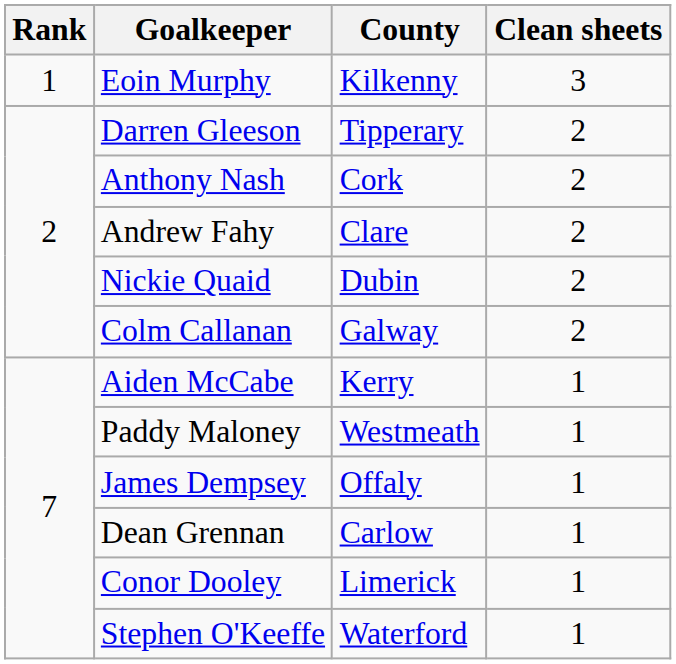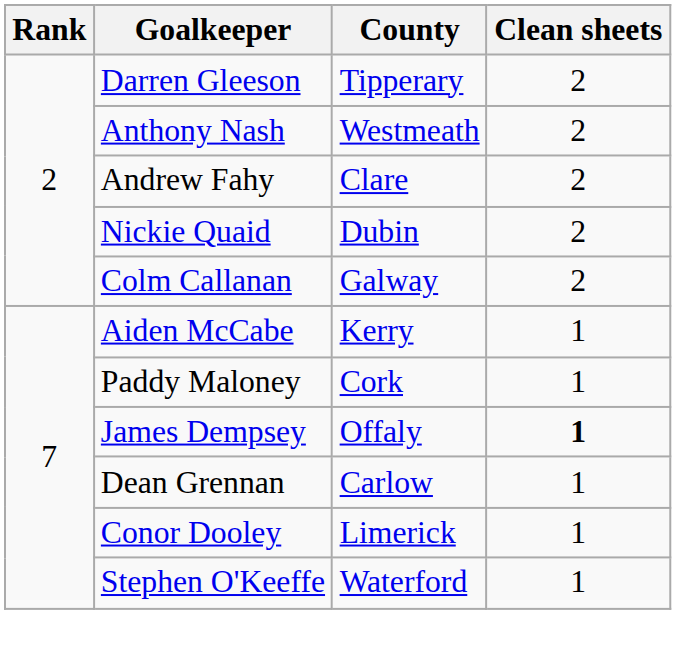- row: (186, 79)
(371, 180) Cork -> (410, 130) Westmeath
(410, 431) Westmeath -> (371, 381) Cork
(578, 481) normal -> (578, 431) bold
